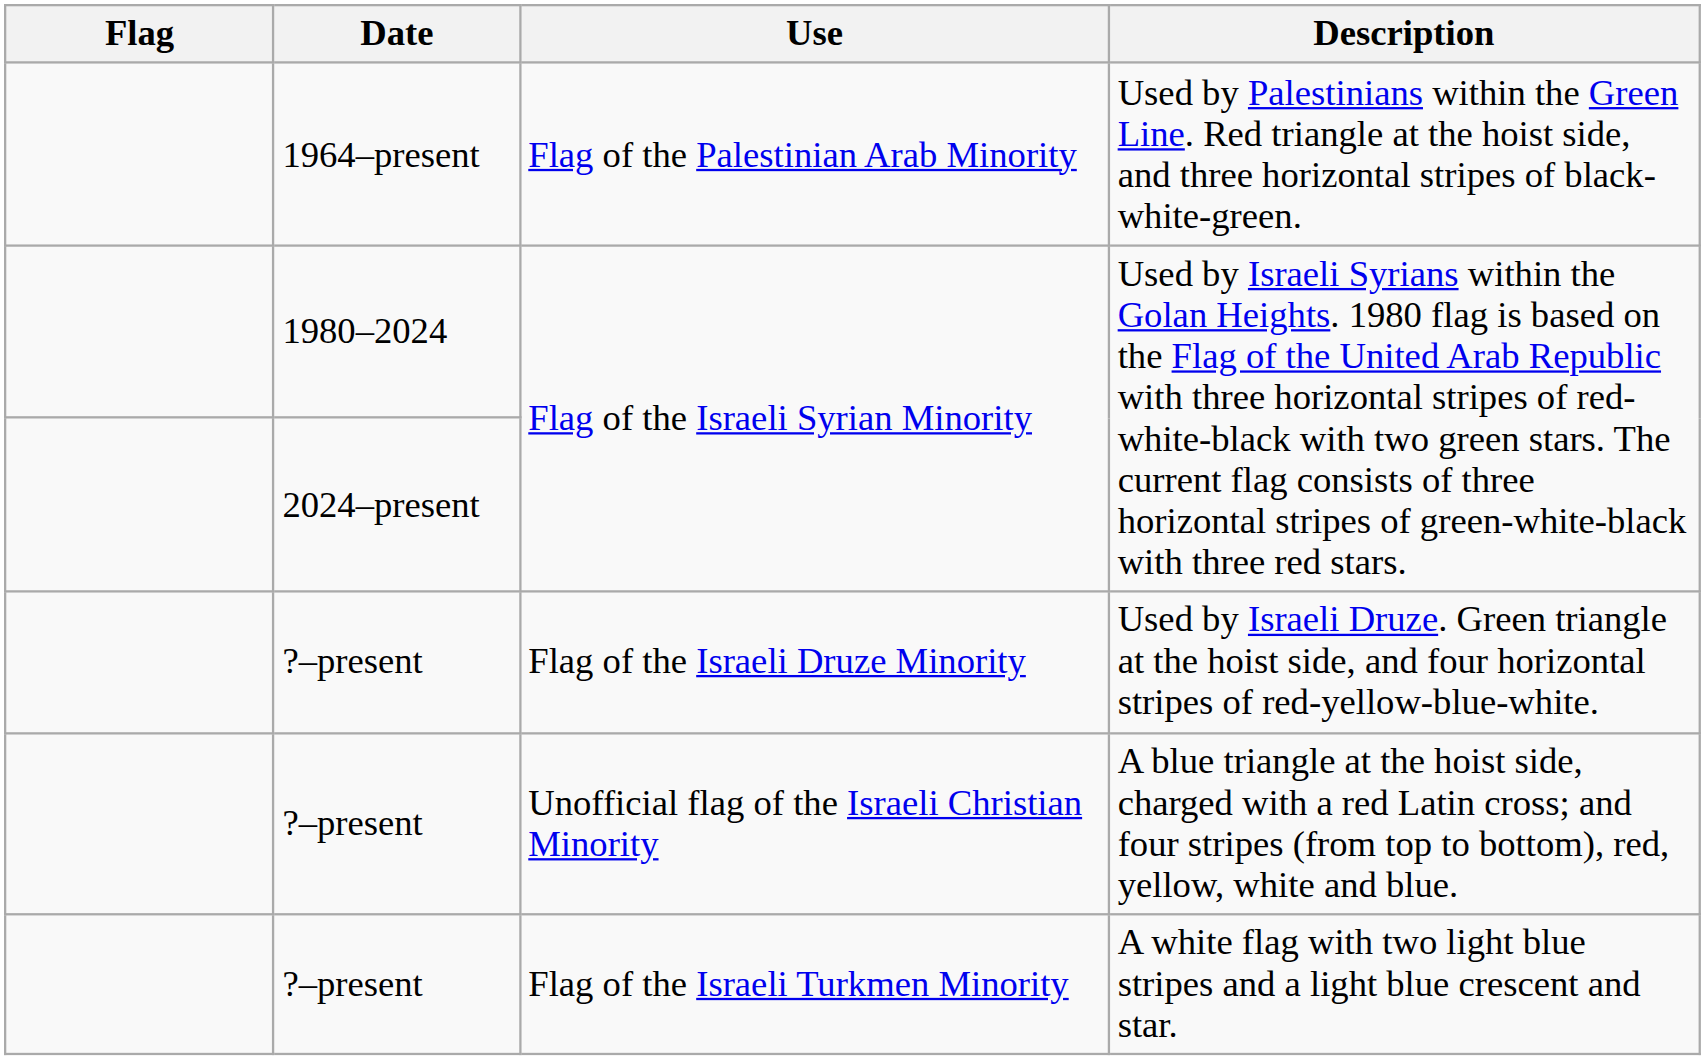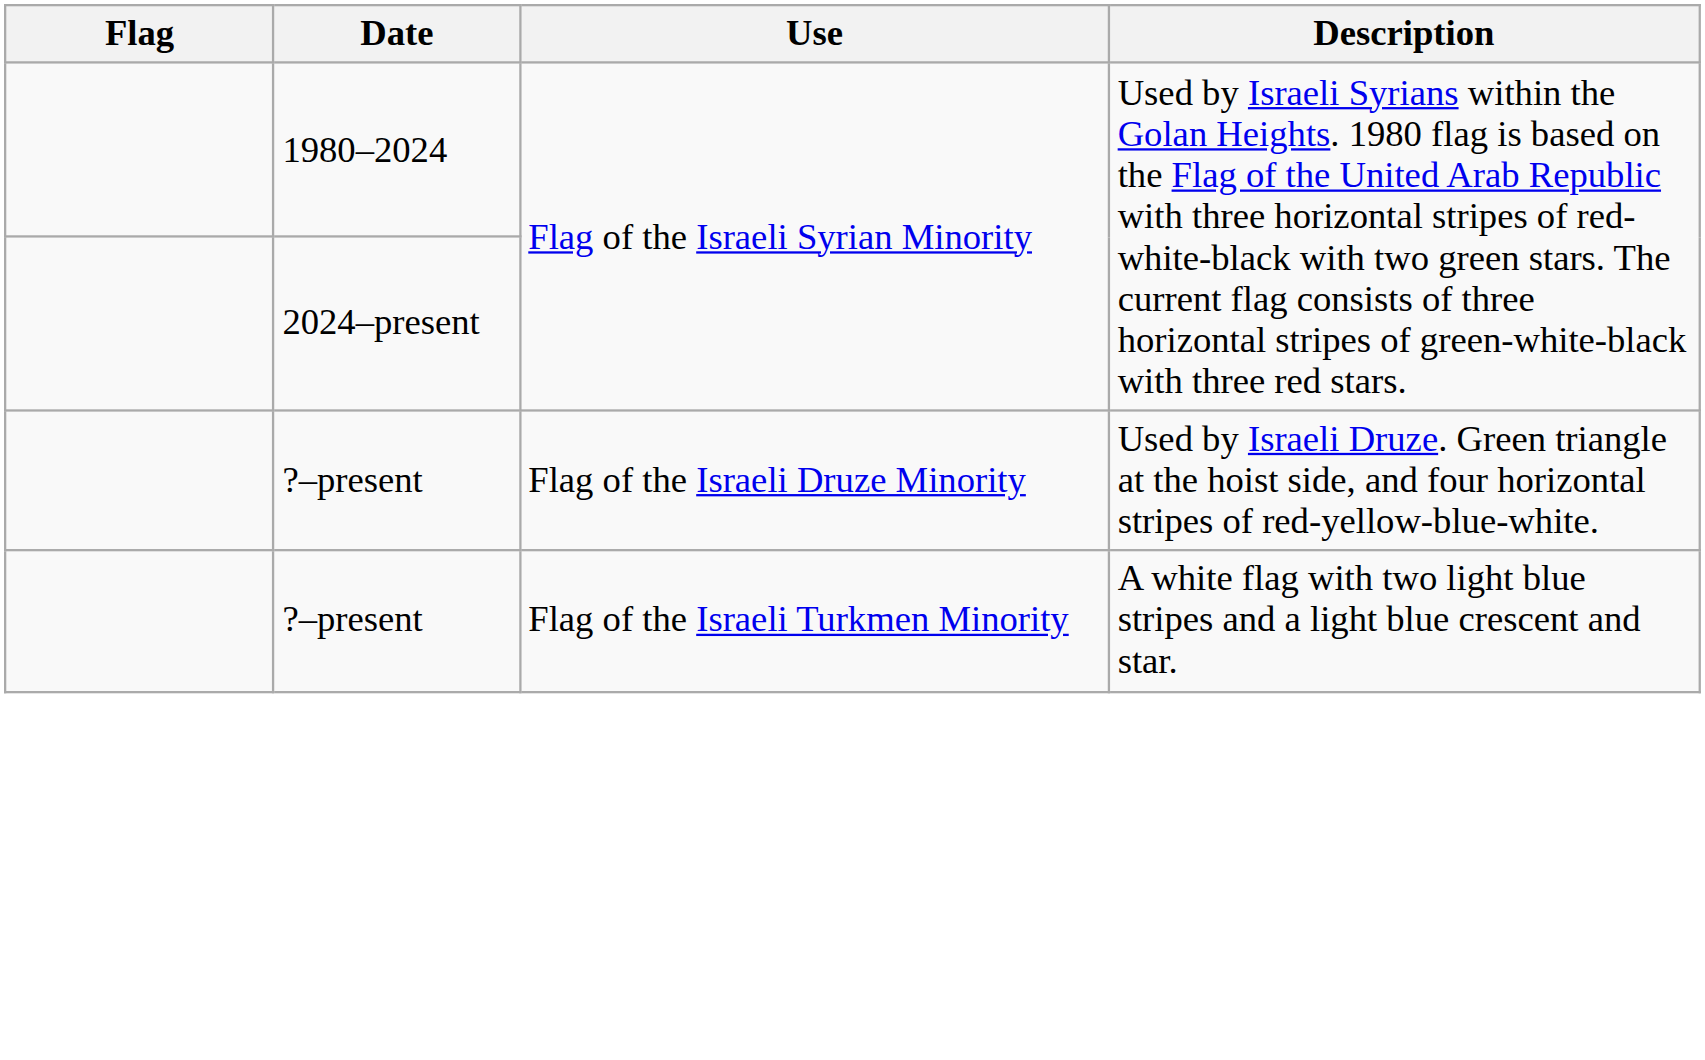- row: (381, 153)
- row: (353, 822)
